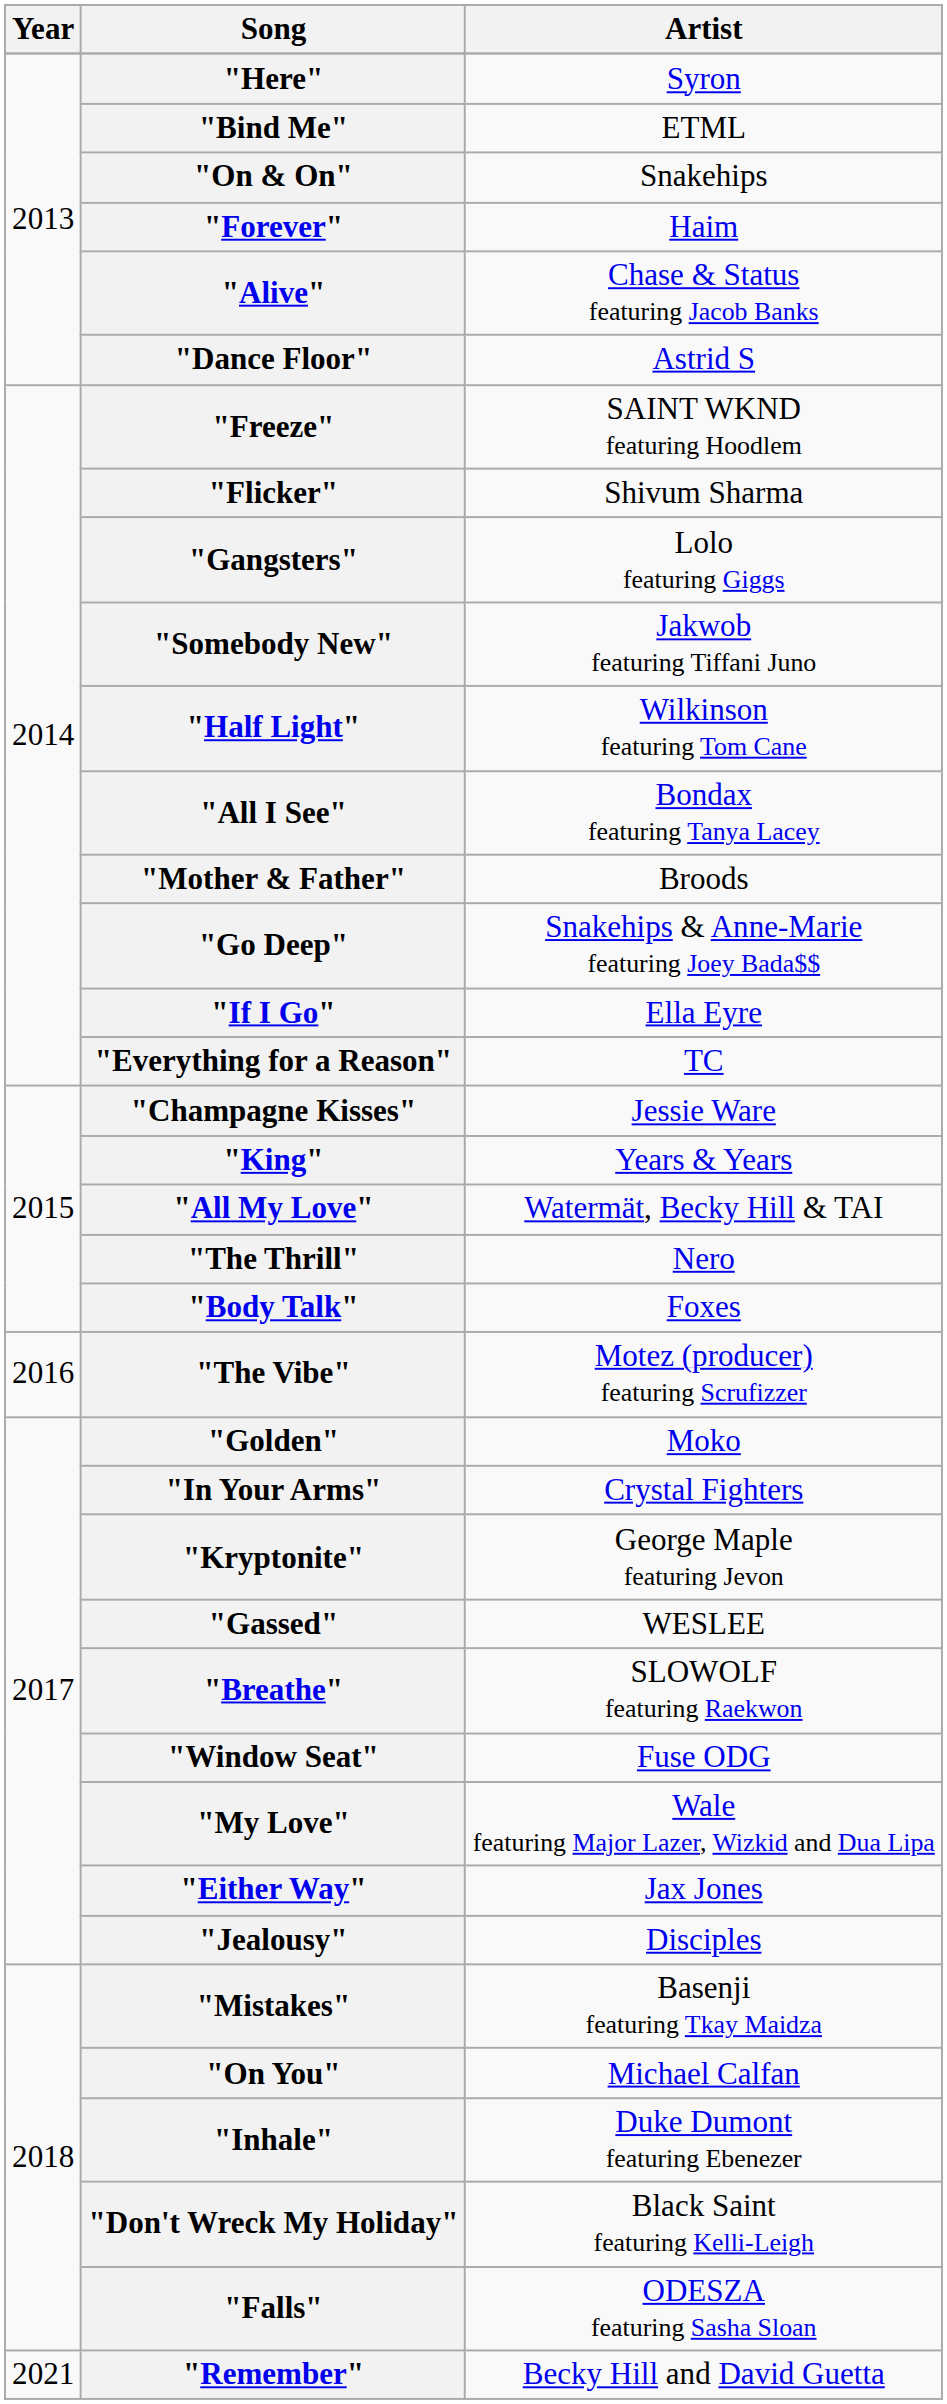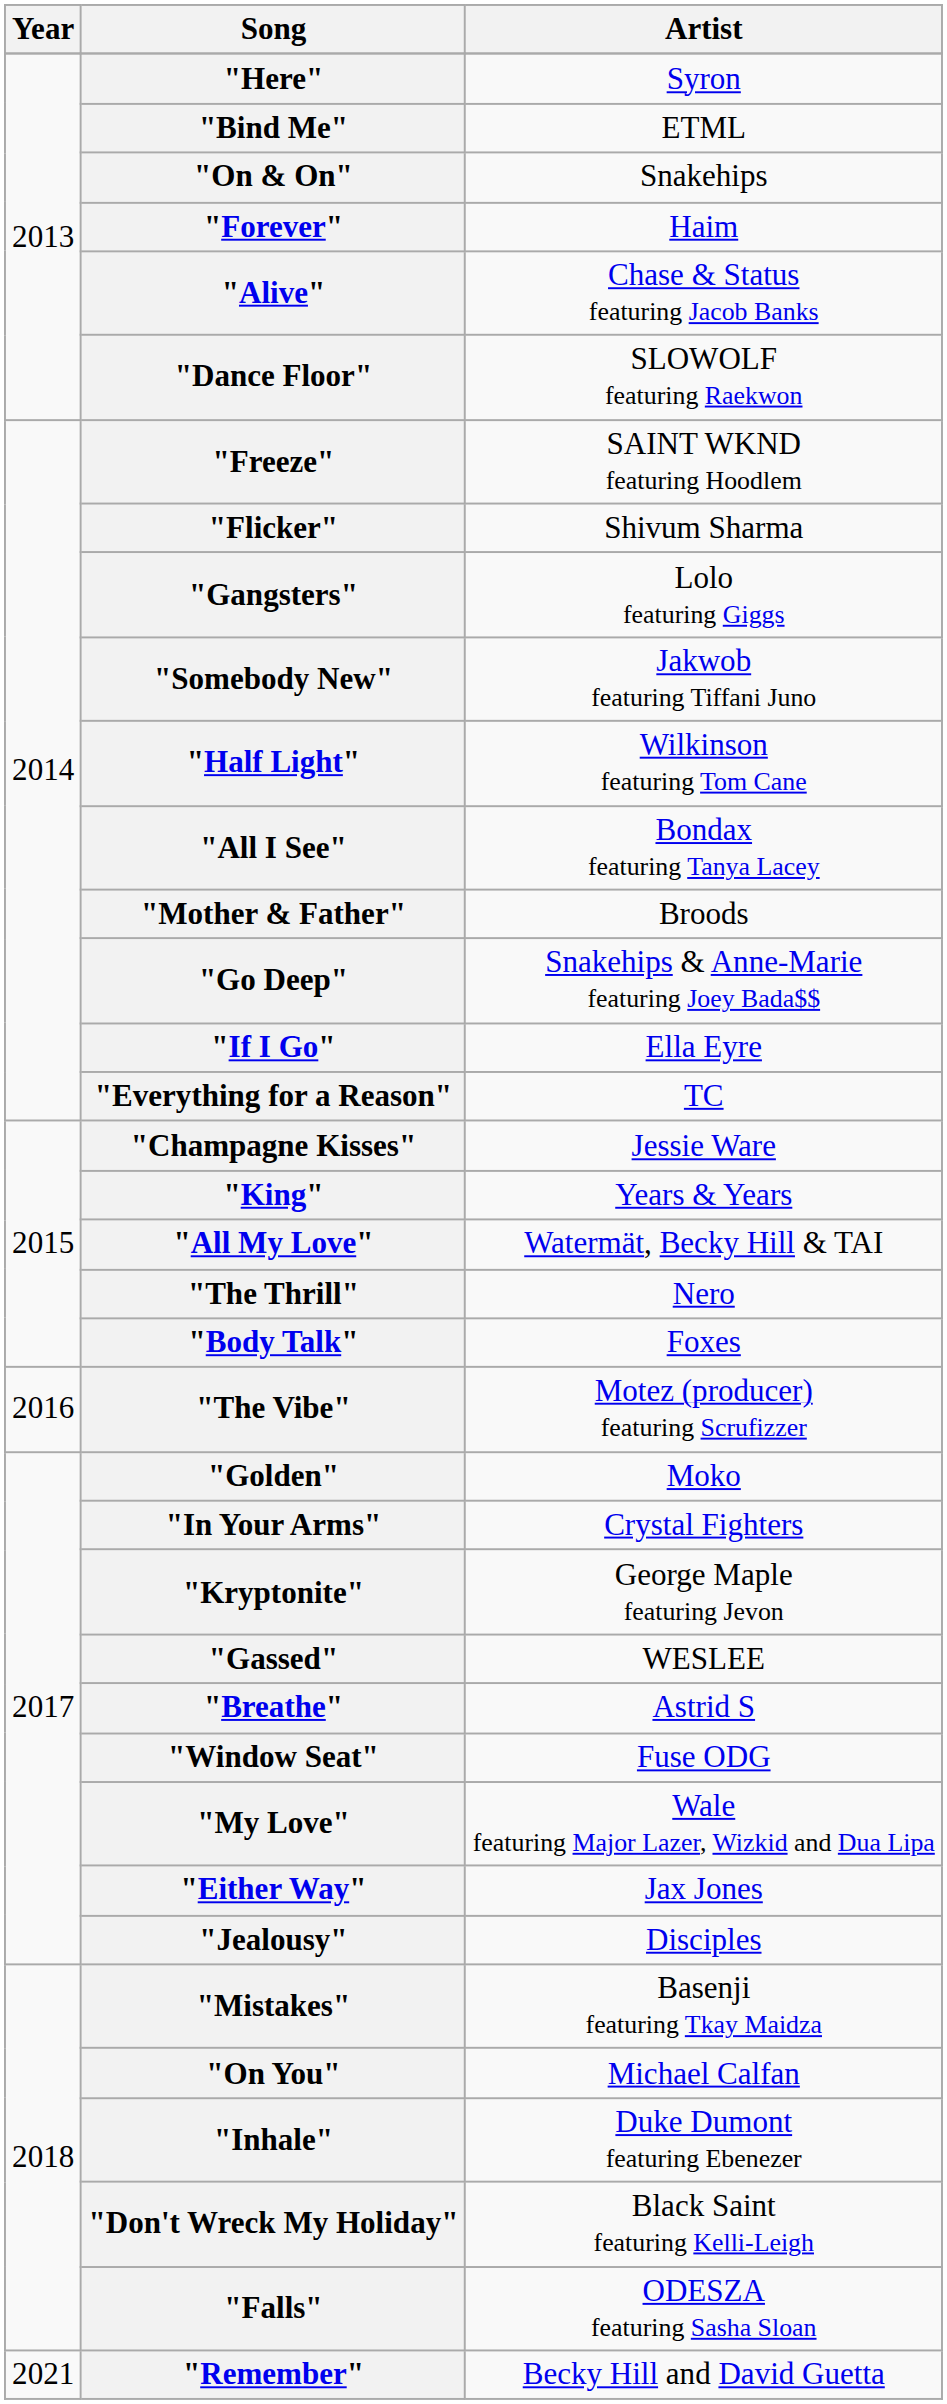(704, 359) Astrid S -> (704, 376) SLOWOLF featuring Raekwon
(704, 1689) SLOWOLF featuring Raekwon -> (704, 1707) Astrid S
